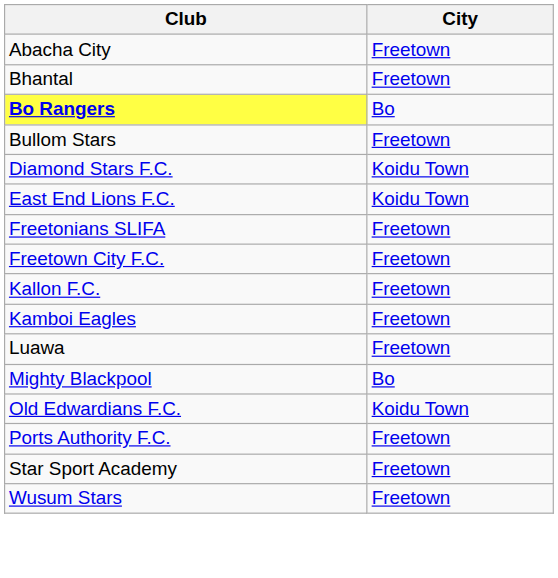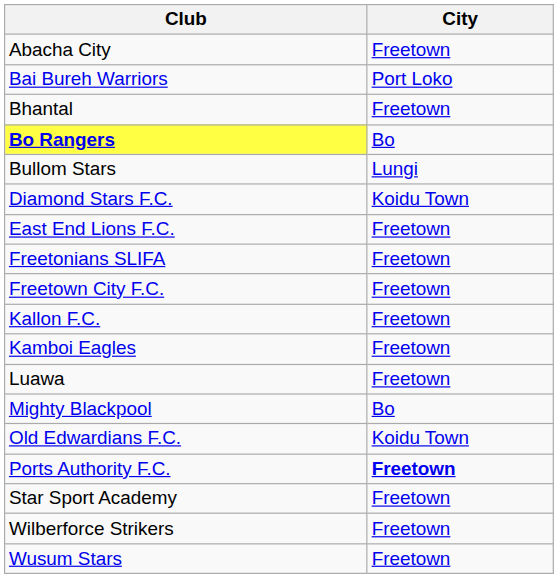+ row: (88, 79)
(411, 139) Freetown -> (395, 169) Lungi
(420, 199) Koidu Town -> (411, 229) Freetown
(411, 438) normal -> (414, 468) bold
+ row: (91, 528)
